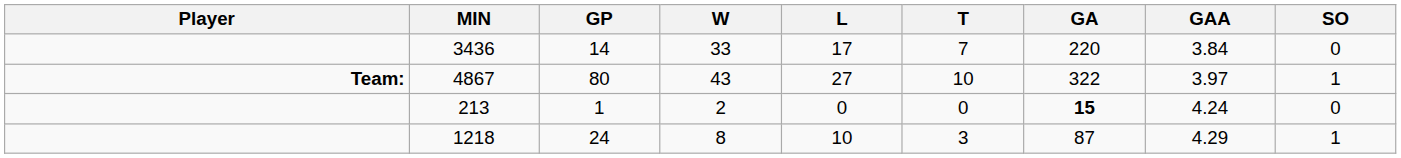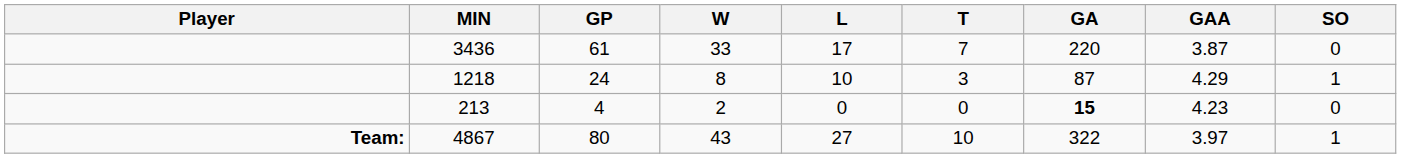(599, 49) 14 -> (599, 49) 61
(1210, 49) 3.84 -> (1210, 49) 3.87
rows swapped: (474, 138) <-> (474, 78)
(599, 108) 1 -> (599, 108) 4
(1210, 108) 4.24 -> (1210, 108) 4.23
